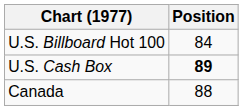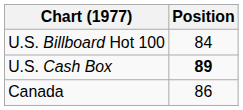(203, 92) 88 -> (203, 92) 86
